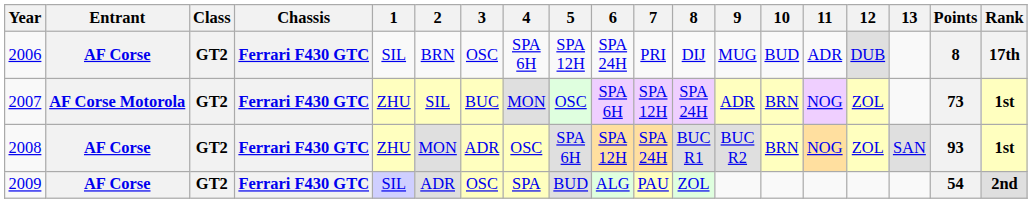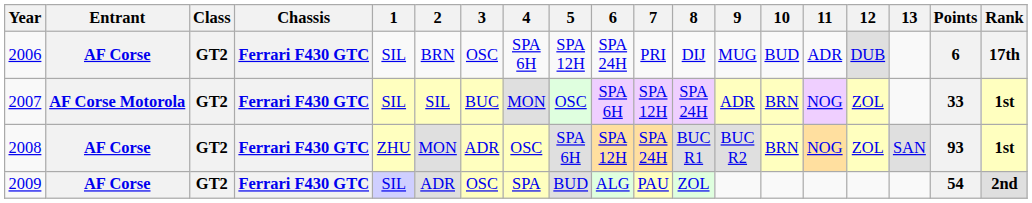(956, 54) 8 -> (956, 54) 6
(394, 101) ZHU -> (394, 101) SIL
(956, 101) 73 -> (956, 101) 33
